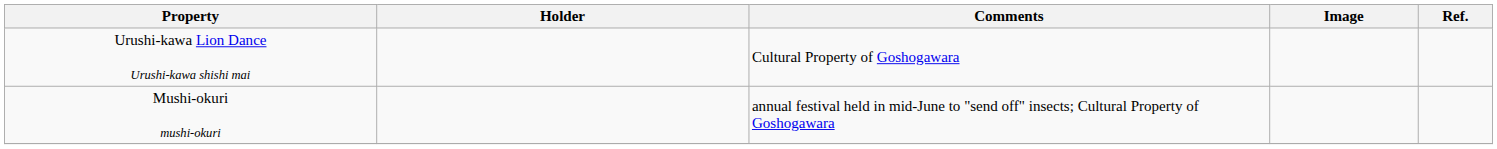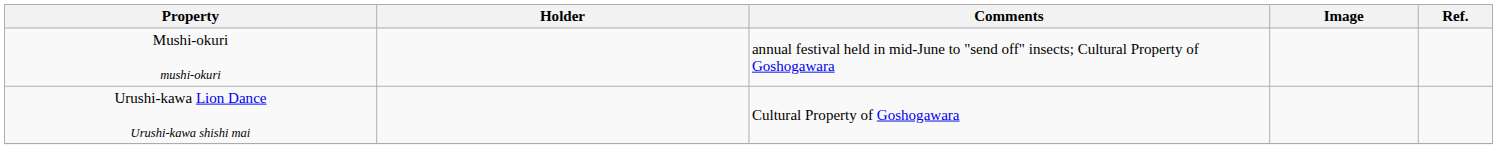rows swapped: (190, 114) <-> (190, 57)
